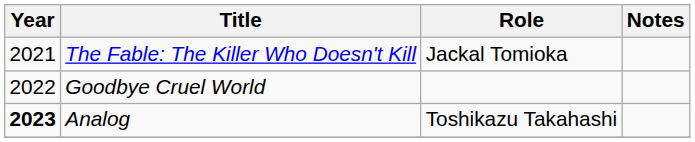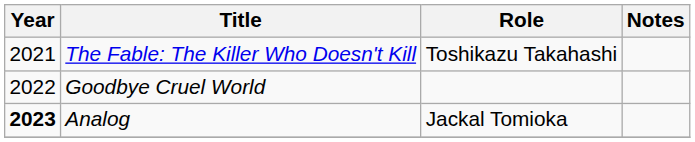(497, 53) Jackal Tomioka -> (521, 53) Toshikazu Takahashi
(521, 119) Toshikazu Takahashi -> (497, 119) Jackal Tomioka
